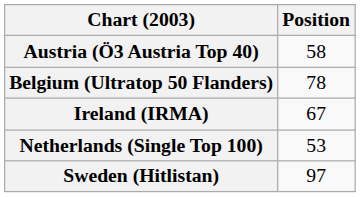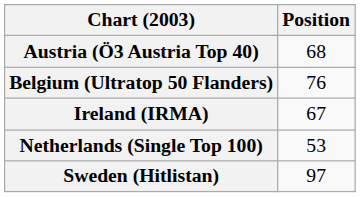(316, 51) 58 -> (316, 51) 68
(316, 82) 78 -> (316, 82) 76
